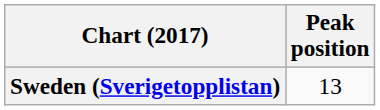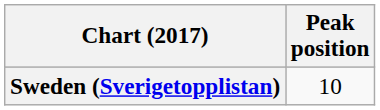(330, 85) 13 -> (330, 85) 10
